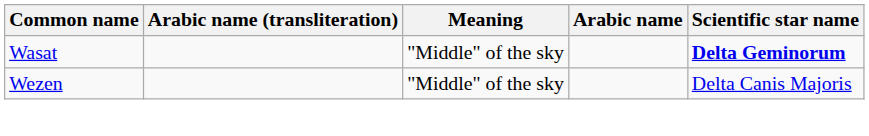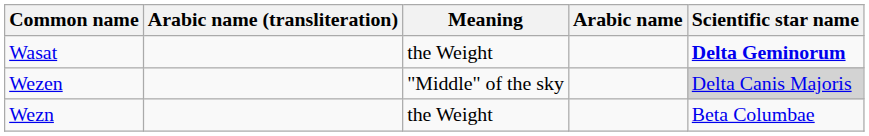(485, 51) "Middle" of the sky -> (450, 51) the Weight
(772, 83) no background -> (772, 83) lightgrey background
+ row: (32, 114)
